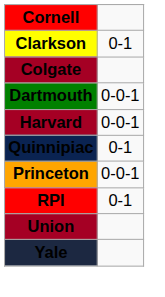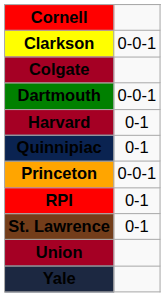(120, 43) 0-1 -> (137, 43) 0-0-1
(120, 122) 0-0-1 -> (137, 122) 0-1
+ row: (59, 226)
